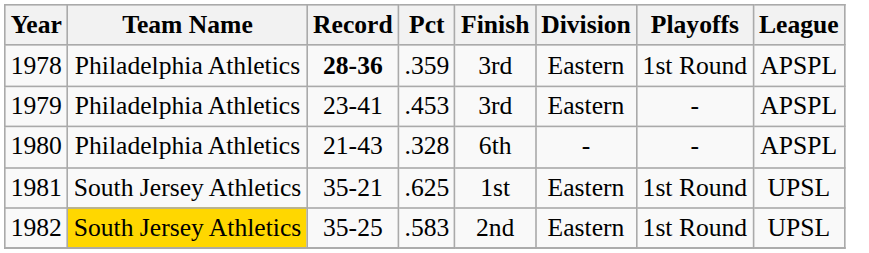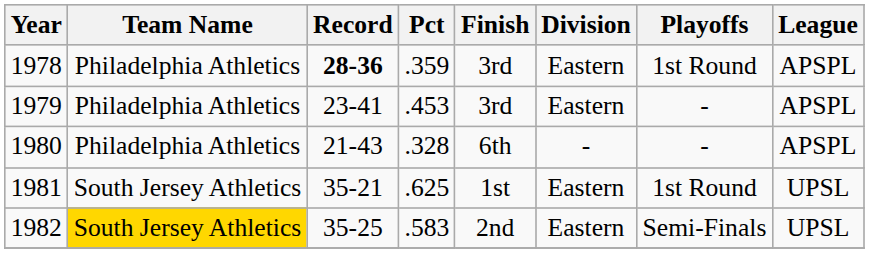(695, 227) 1st Round -> (704, 227) Semi-Finals
